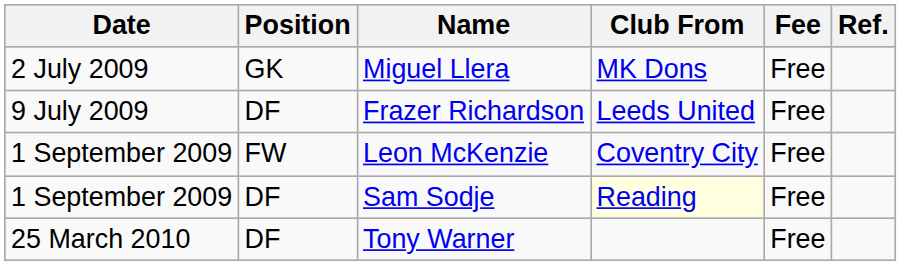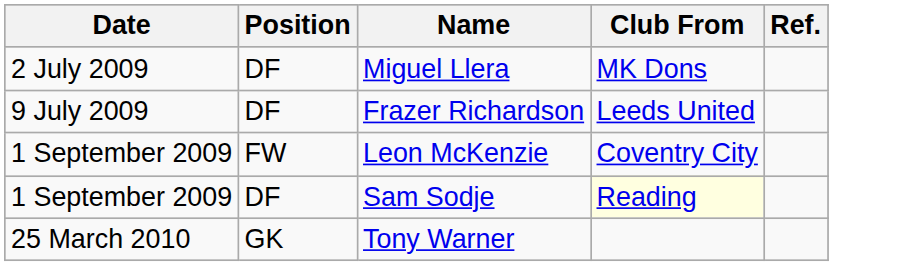- column: (798, 25)
(264, 68) GK -> (263, 68) DF
(263, 238) DF -> (264, 238) GK
